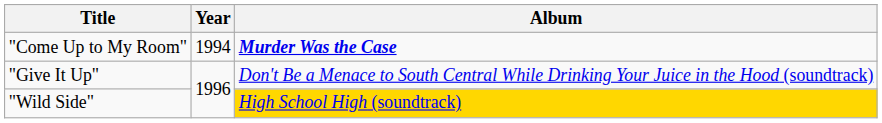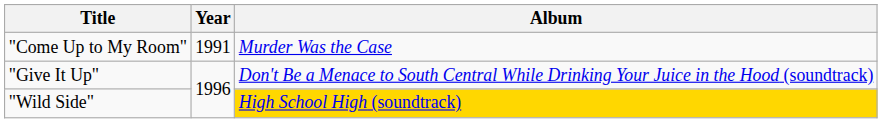(213, 46) 1994 -> (213, 46) 1991
(318, 46) bold -> (315, 46) normal
